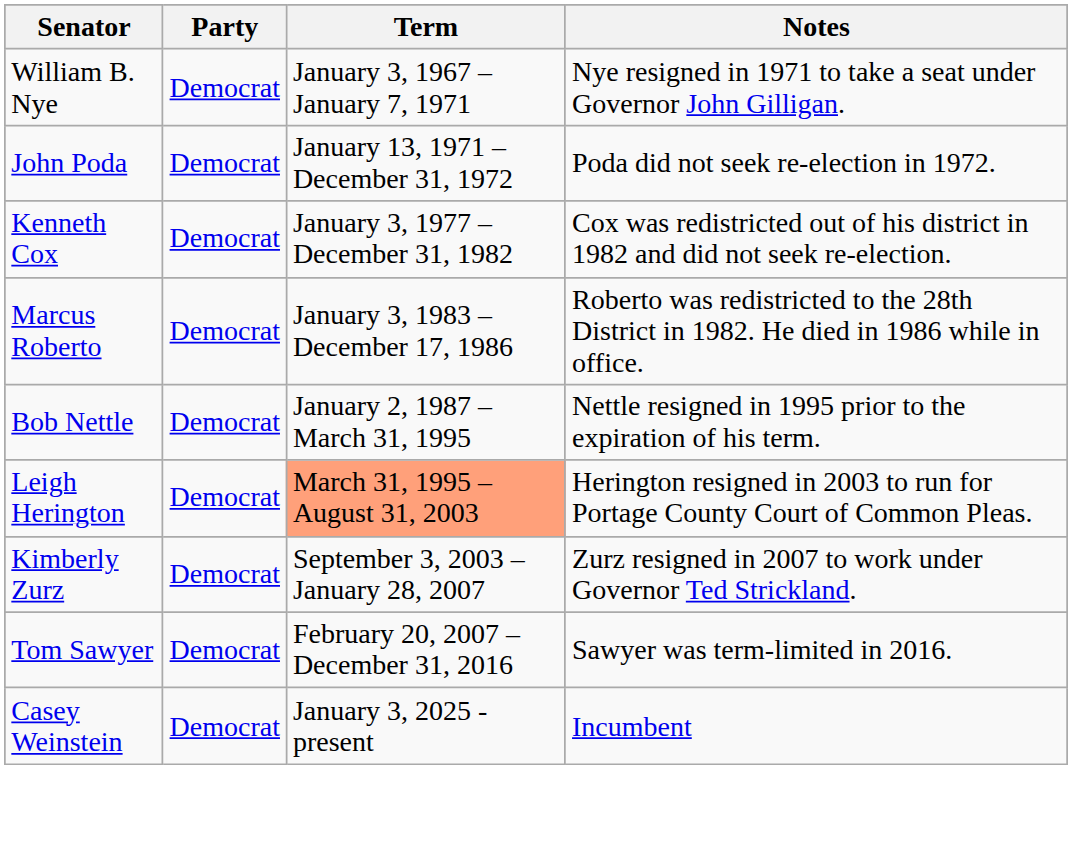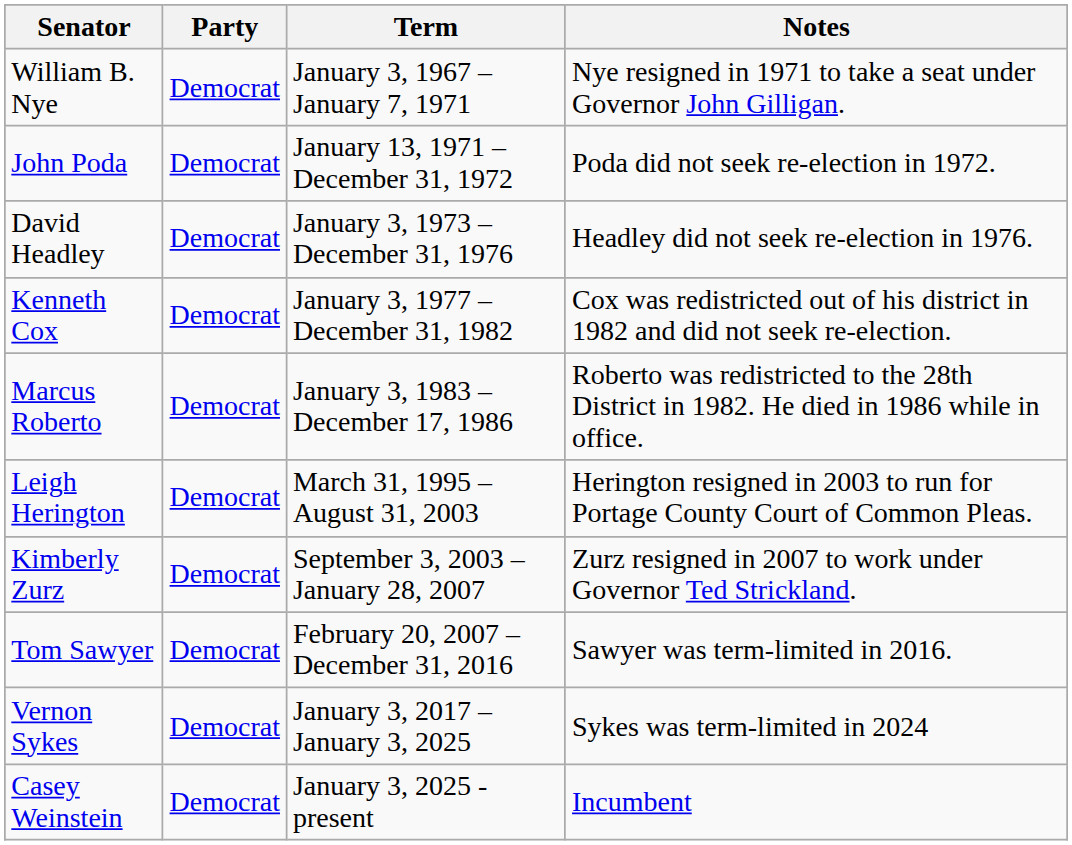+ row: (58, 238)
- row: (72, 421)
(392, 497) lightsalmon background -> (392, 497) no background
+ row: (52, 725)
